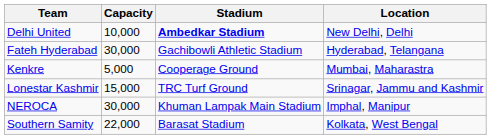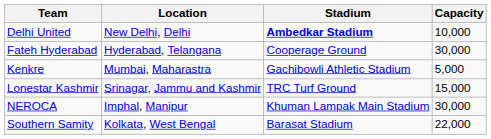columns swapped: (405, 13) <-> (128, 13)
(230, 50) Gachibowli Athletic Stadium -> (316, 50) Cooperage Ground
(208, 69) Cooperage Ground -> (339, 69) Gachibowli Athletic Stadium
